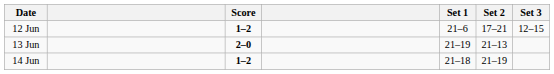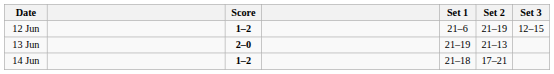(494, 28) 17–21 -> (494, 28) 21–19
(494, 61) 21–19 -> (494, 61) 17–21
